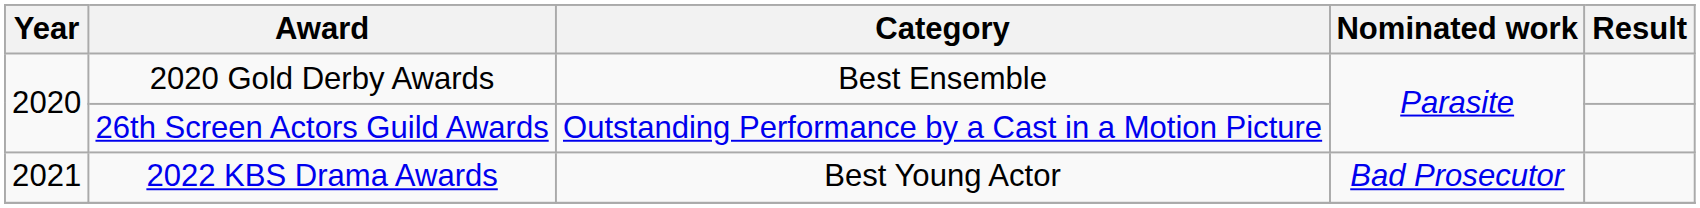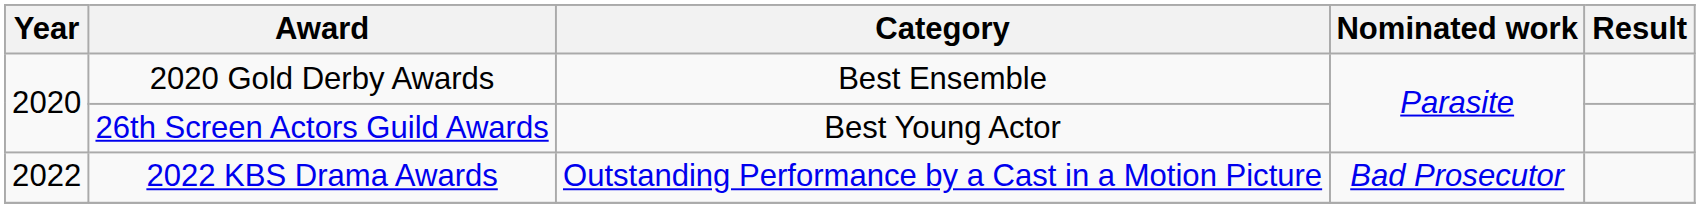(943, 127) Outstanding Performance by a Cast in a Motion Picture -> (943, 127) Best Young Actor
(47, 176) 2021 -> (47, 176) 2022
(943, 176) Best Young Actor -> (943, 176) Outstanding Performance by a Cast in a Motion Picture
